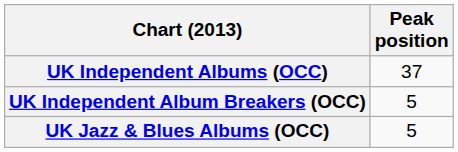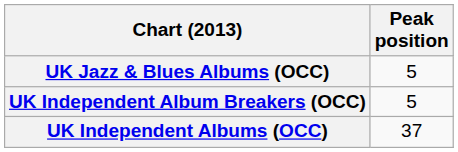rows swapped: (187, 71) <-> (187, 131)
